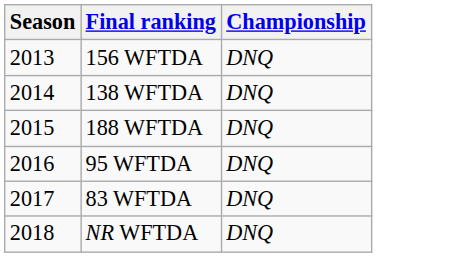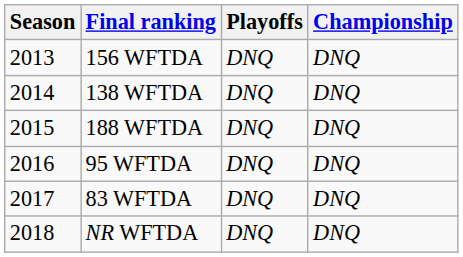+ column: (265, 22)
